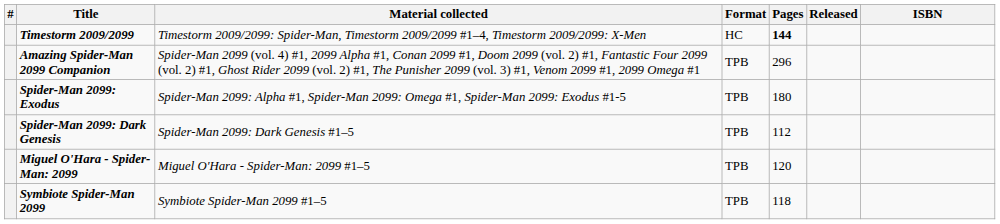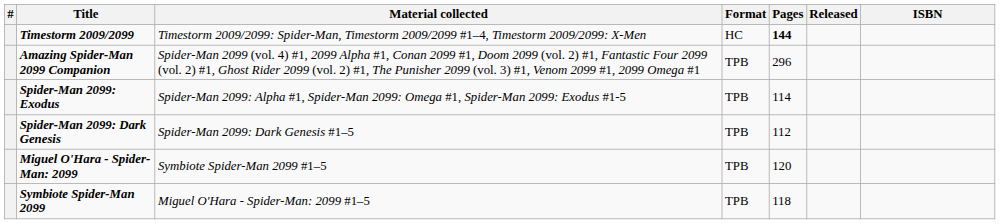(782, 97) 180 -> (782, 97) 114
(264, 166) Miguel O'Hara - Spider-Man: 2099 #1–5 -> (242, 166) Symbiote Spider-Man 2099 #1–5
(242, 201) Symbiote Spider-Man 2099 #1–5 -> (264, 201) Miguel O'Hara - Spider-Man: 2099 #1–5
